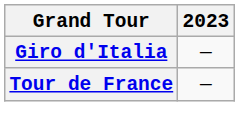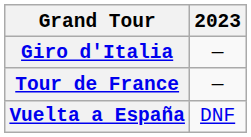+ row: (97, 116)
